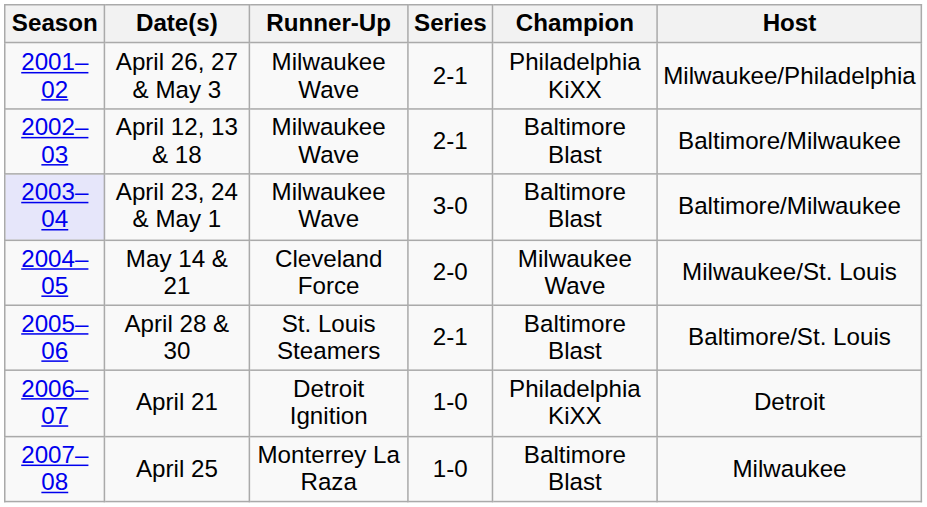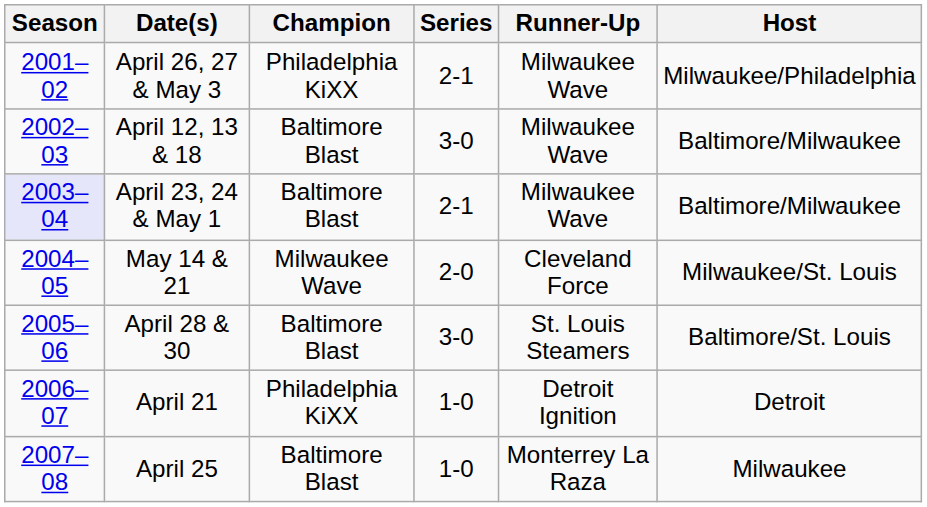columns swapped: (575, 23) <-> (329, 23)
(450, 141) 2-1 -> (456, 141) 3-0
(450, 206) 3-0 -> (456, 206) 2-1
(450, 337) 2-1 -> (456, 337) 3-0
